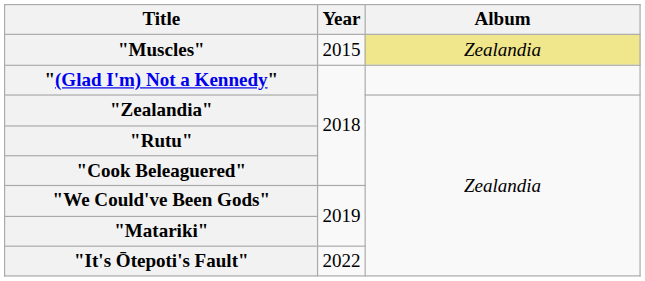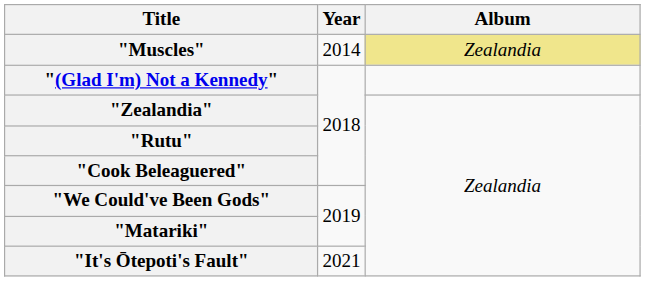(341, 49) 2015 -> (341, 49) 2014
(341, 261) 2022 -> (341, 261) 2021
